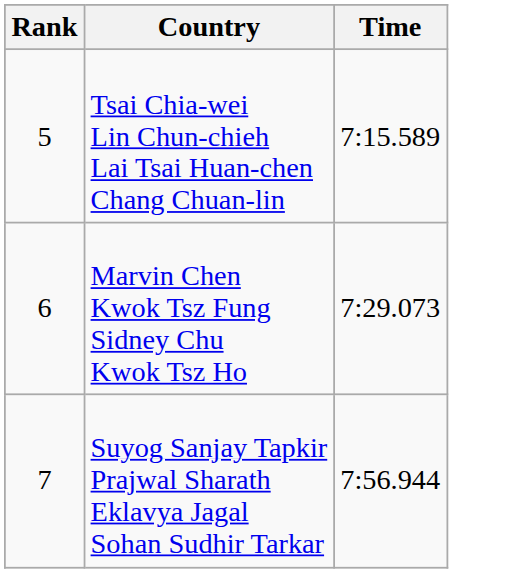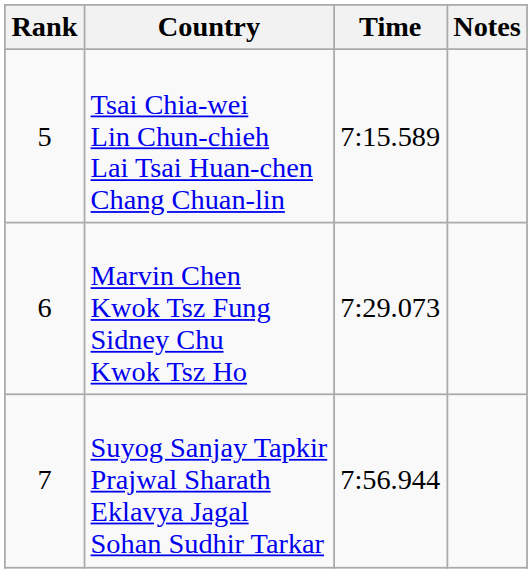+ column: (487, 26)
